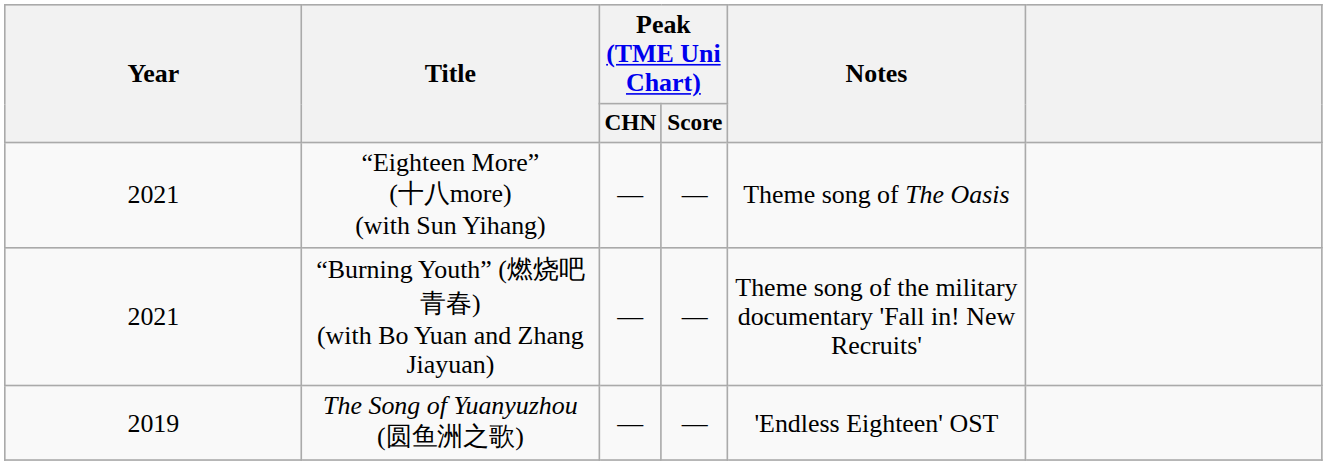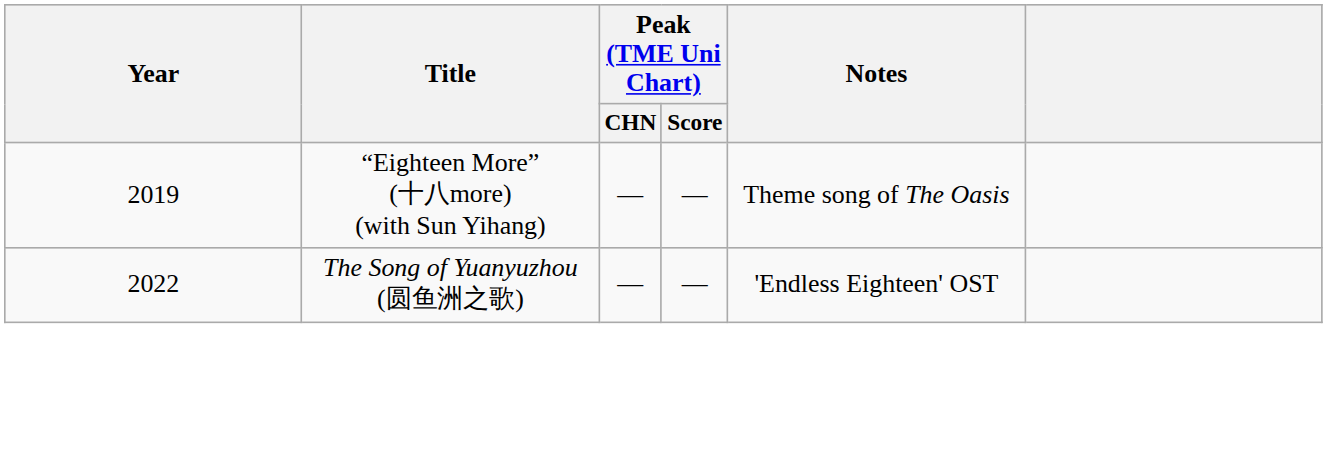(153, 194) 2021 -> (153, 194) 2019
- row: (450, 316)
(153, 422) 2019 -> (153, 284) 2022
